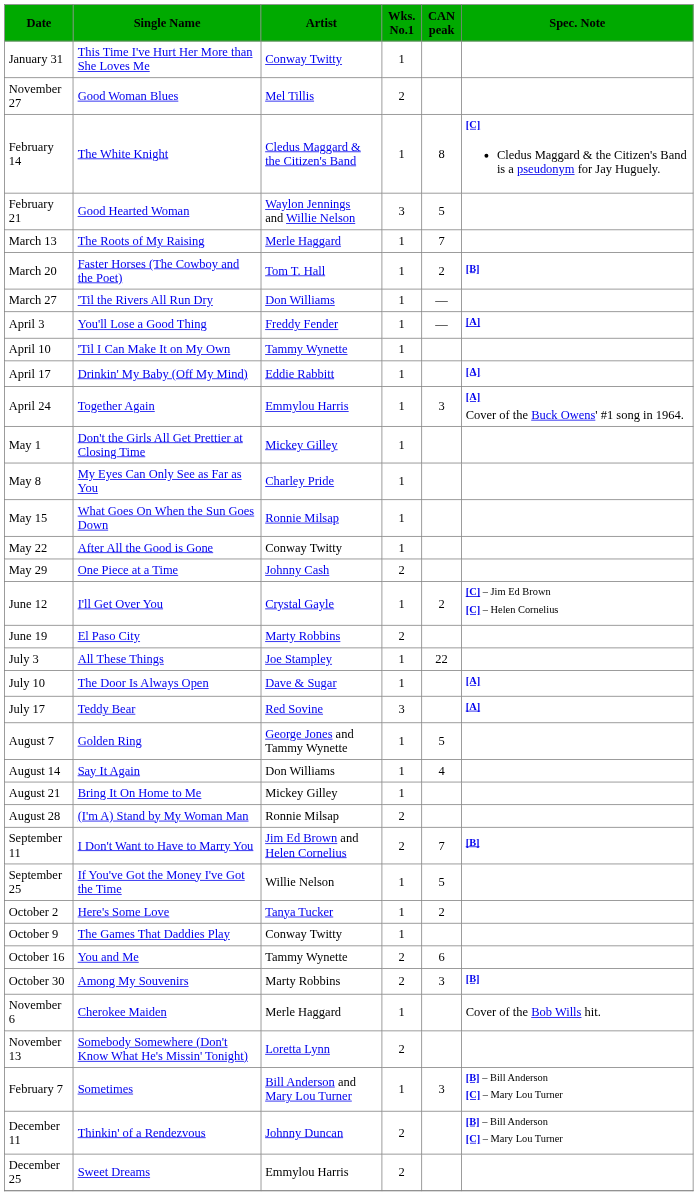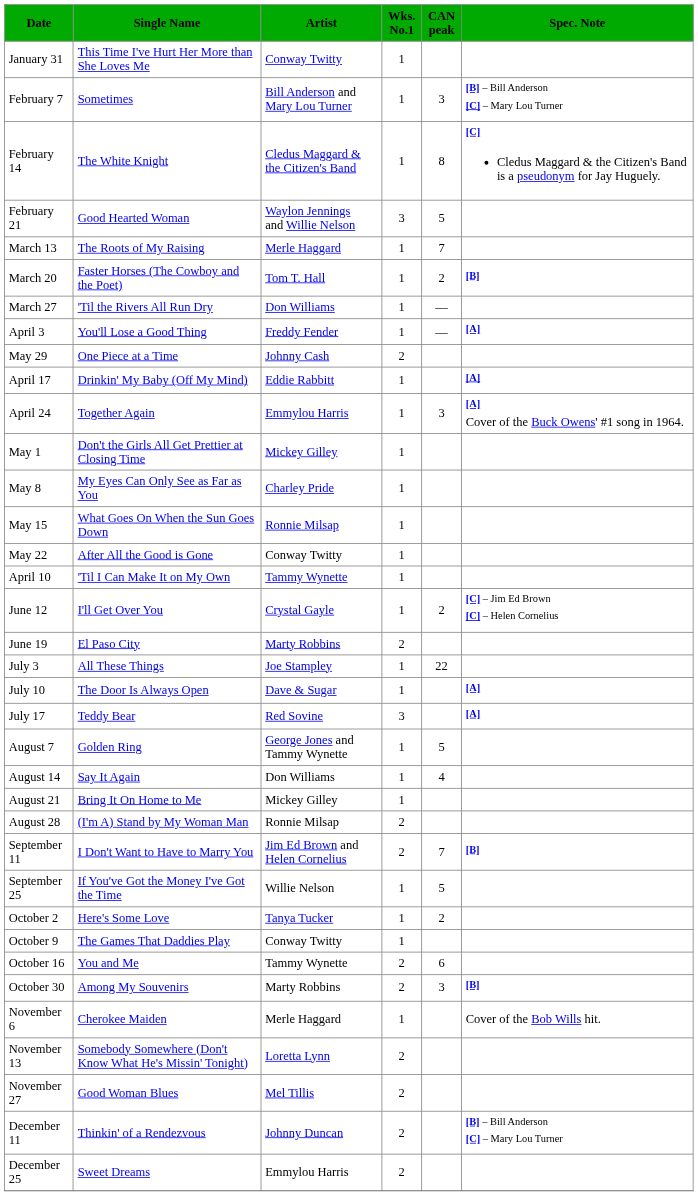rows swapped: (36, 1089) <-> (35, 96)
rows swapped: (30, 349) <-> (28, 570)
